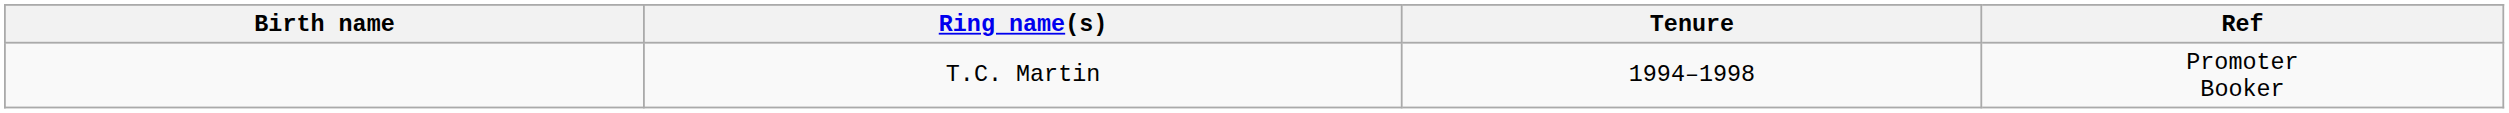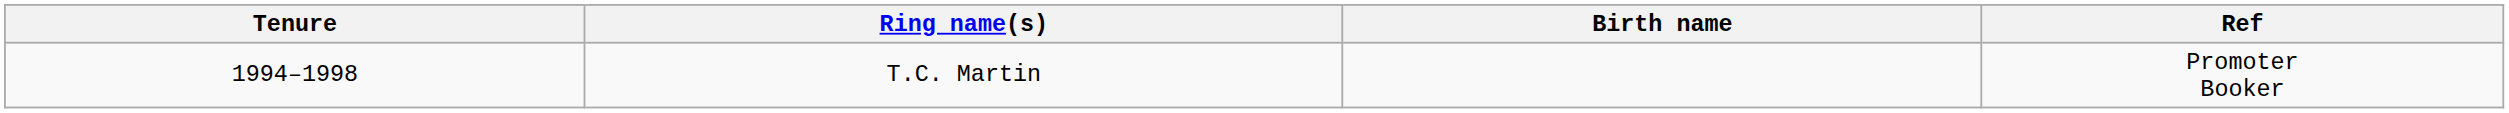columns swapped: (325, 24) <-> (1692, 24)
